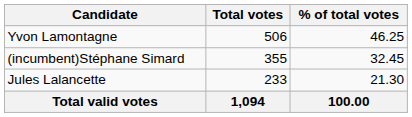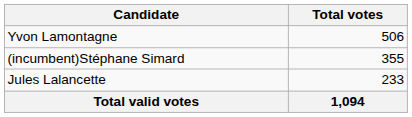- column: (349, 15)
